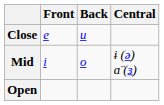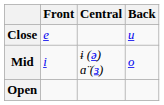columns swapped: (135, 14) <-> (94, 14)
